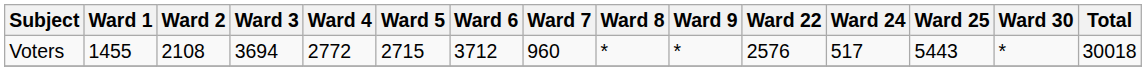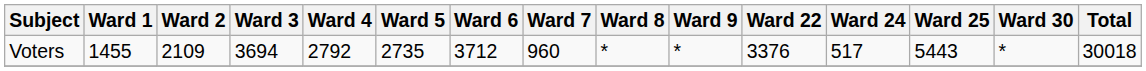(183, 51) 2108 -> (183, 51) 2109
(329, 51) 2772 -> (329, 51) 2792
(403, 51) 2715 -> (403, 51) 2735
(768, 51) 2576 -> (768, 51) 3376
